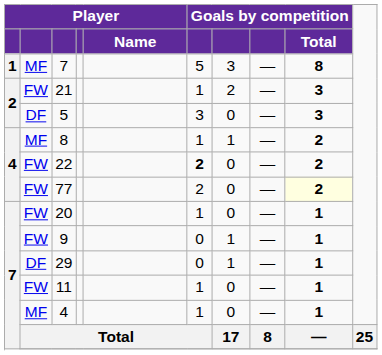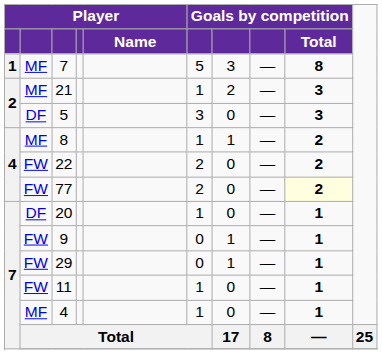(36, 90) FW -> (36, 90) MF
(200, 164) bold -> (200, 164) normal
(36, 213) FW -> (36, 213) DF
(36, 262) DF -> (36, 262) FW
